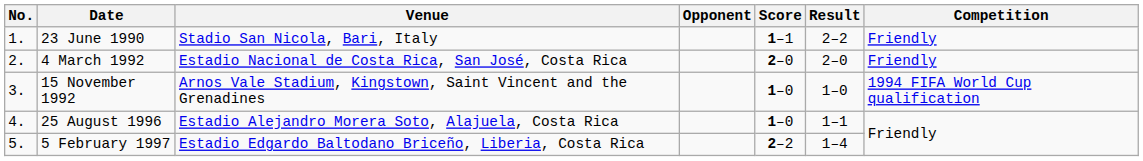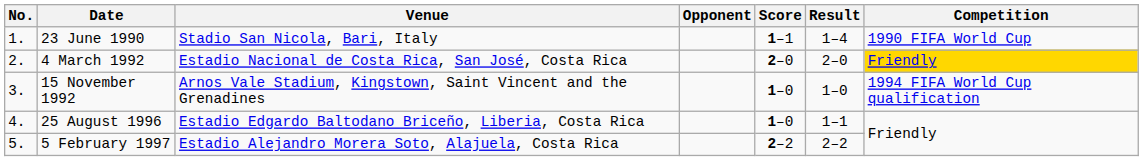(835, 39) 2–2 -> (835, 39) 1–4
(902, 39) Friendly -> (950, 39) 1990 FIFA World Cup
(902, 61) no background -> (902, 61) gold background
(399, 122) Estadio Alejandro Morera Soto, Alajuela, Costa Rica -> (412, 122) Estadio Edgardo Baltodano Briceño, Liberia, Costa Rica
(412, 145) Estadio Edgardo Baltodano Briceño, Liberia, Costa Rica -> (399, 145) Estadio Alejandro Morera Soto, Alajuela, Costa Rica
(835, 145) 1–4 -> (835, 145) 2–2
